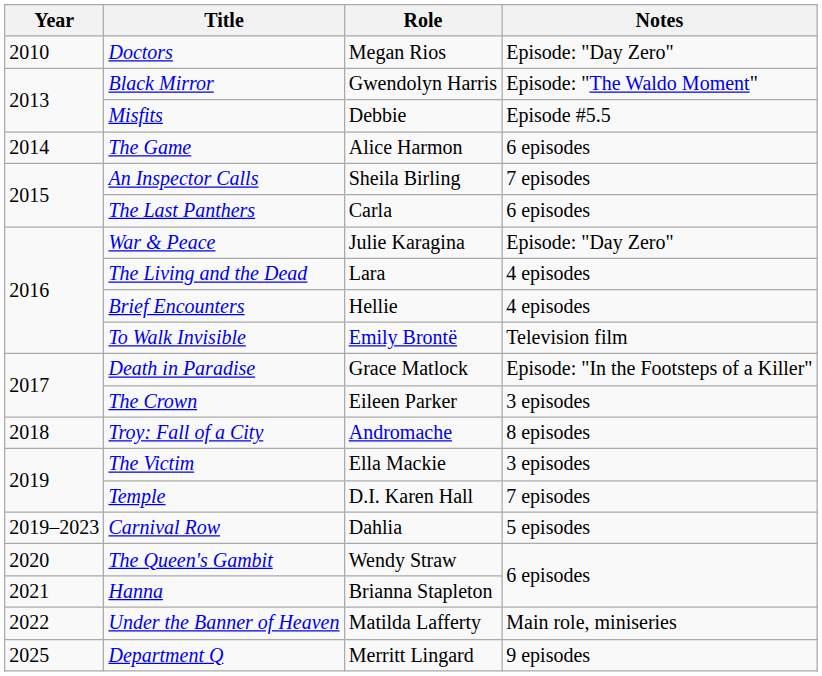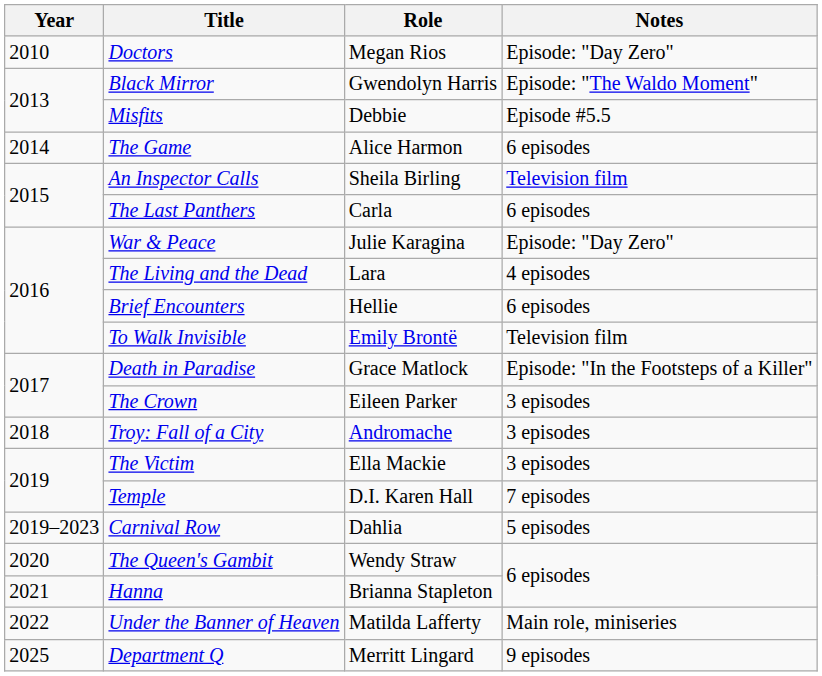(548, 178) 7 episodes -> (567, 178) Television film
(548, 305) 4 episodes -> (548, 305) 6 episodes
(548, 432) 8 episodes -> (548, 432) 3 episodes
